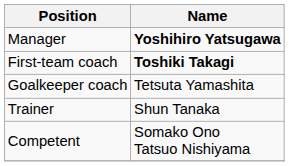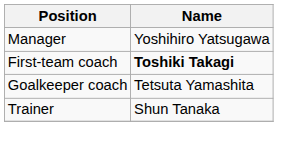(207, 39) bold -> (202, 39) normal
- row: (44, 141)
